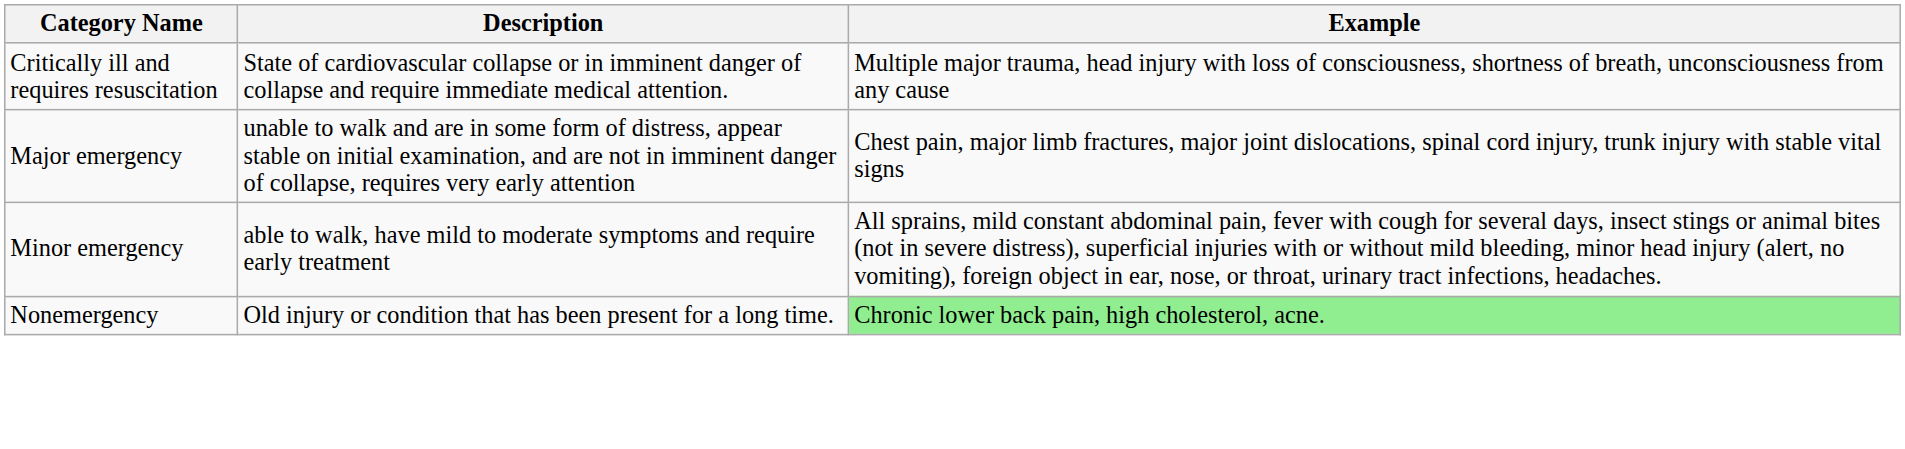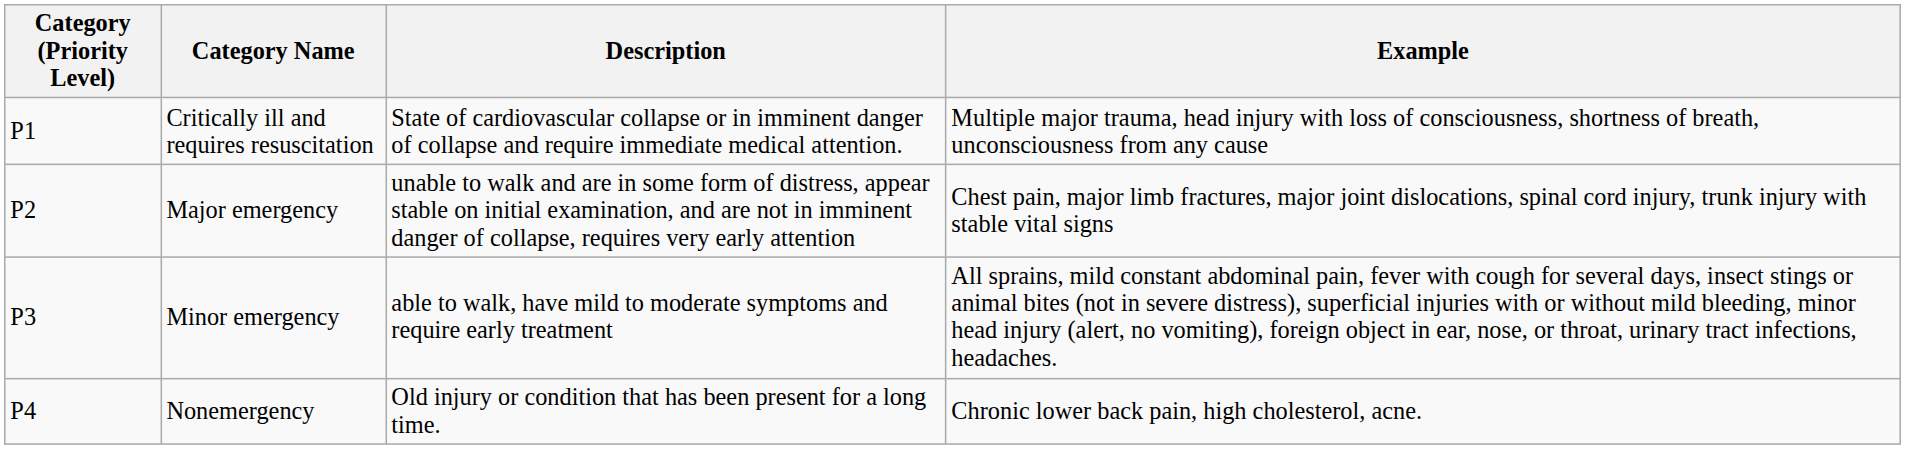+ column: (83, 51)
(1090, 314) lightgreen background -> (1187, 410) no background
